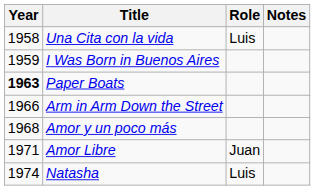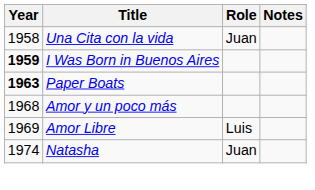(242, 38) Luis -> (241, 38) Juan
(24, 60) normal -> (24, 60) bold
- row: (134, 106)
(24, 151) 1971 -> (24, 128) 1969
(245, 151) Juan -> (239, 128) Luis
(242, 173) Luis -> (241, 151) Juan
